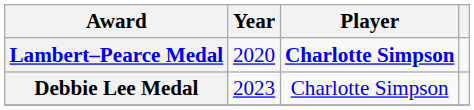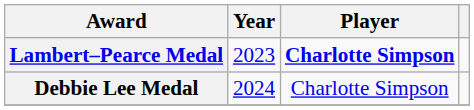(254, 54) 2020 -> (254, 54) 2023
(254, 88) 2023 -> (254, 88) 2024
